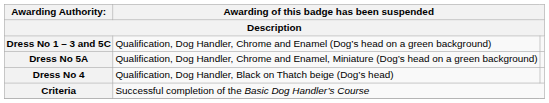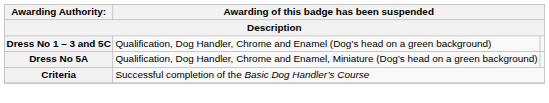- row: (59, 75)
